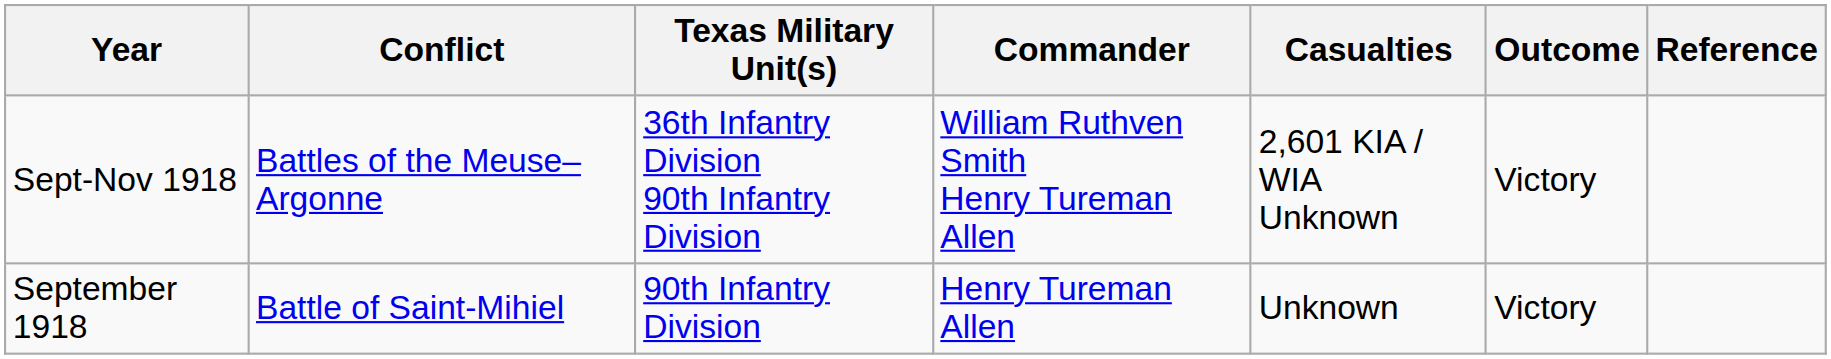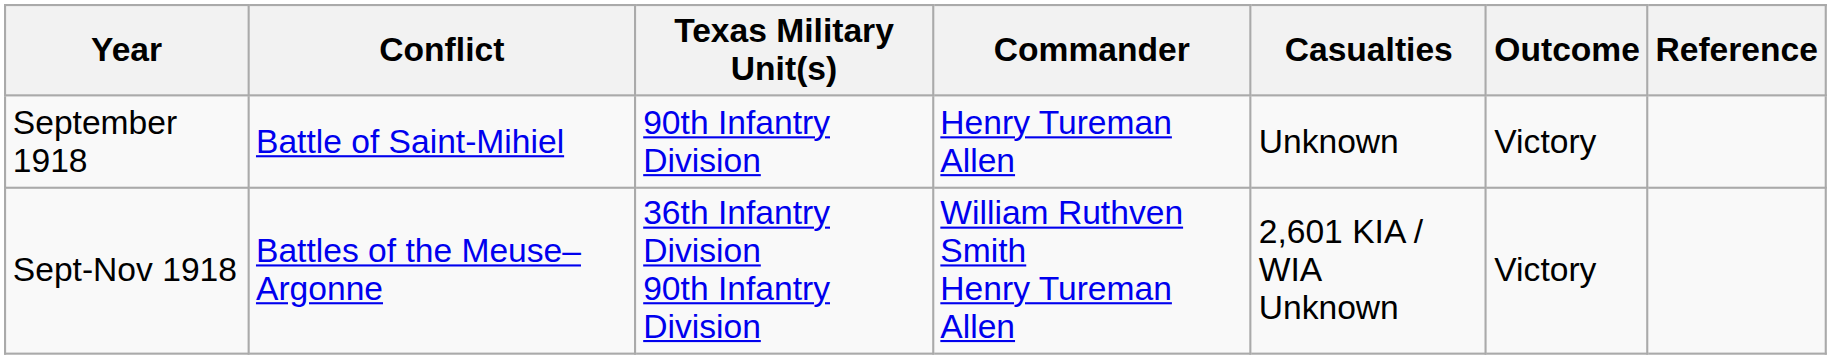rows swapped: (95, 307) <-> (125, 178)
